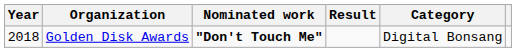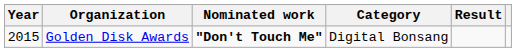columns swapped: (443, 15) <-> (353, 15)
(24, 37) 2018 -> (24, 37) 2015
